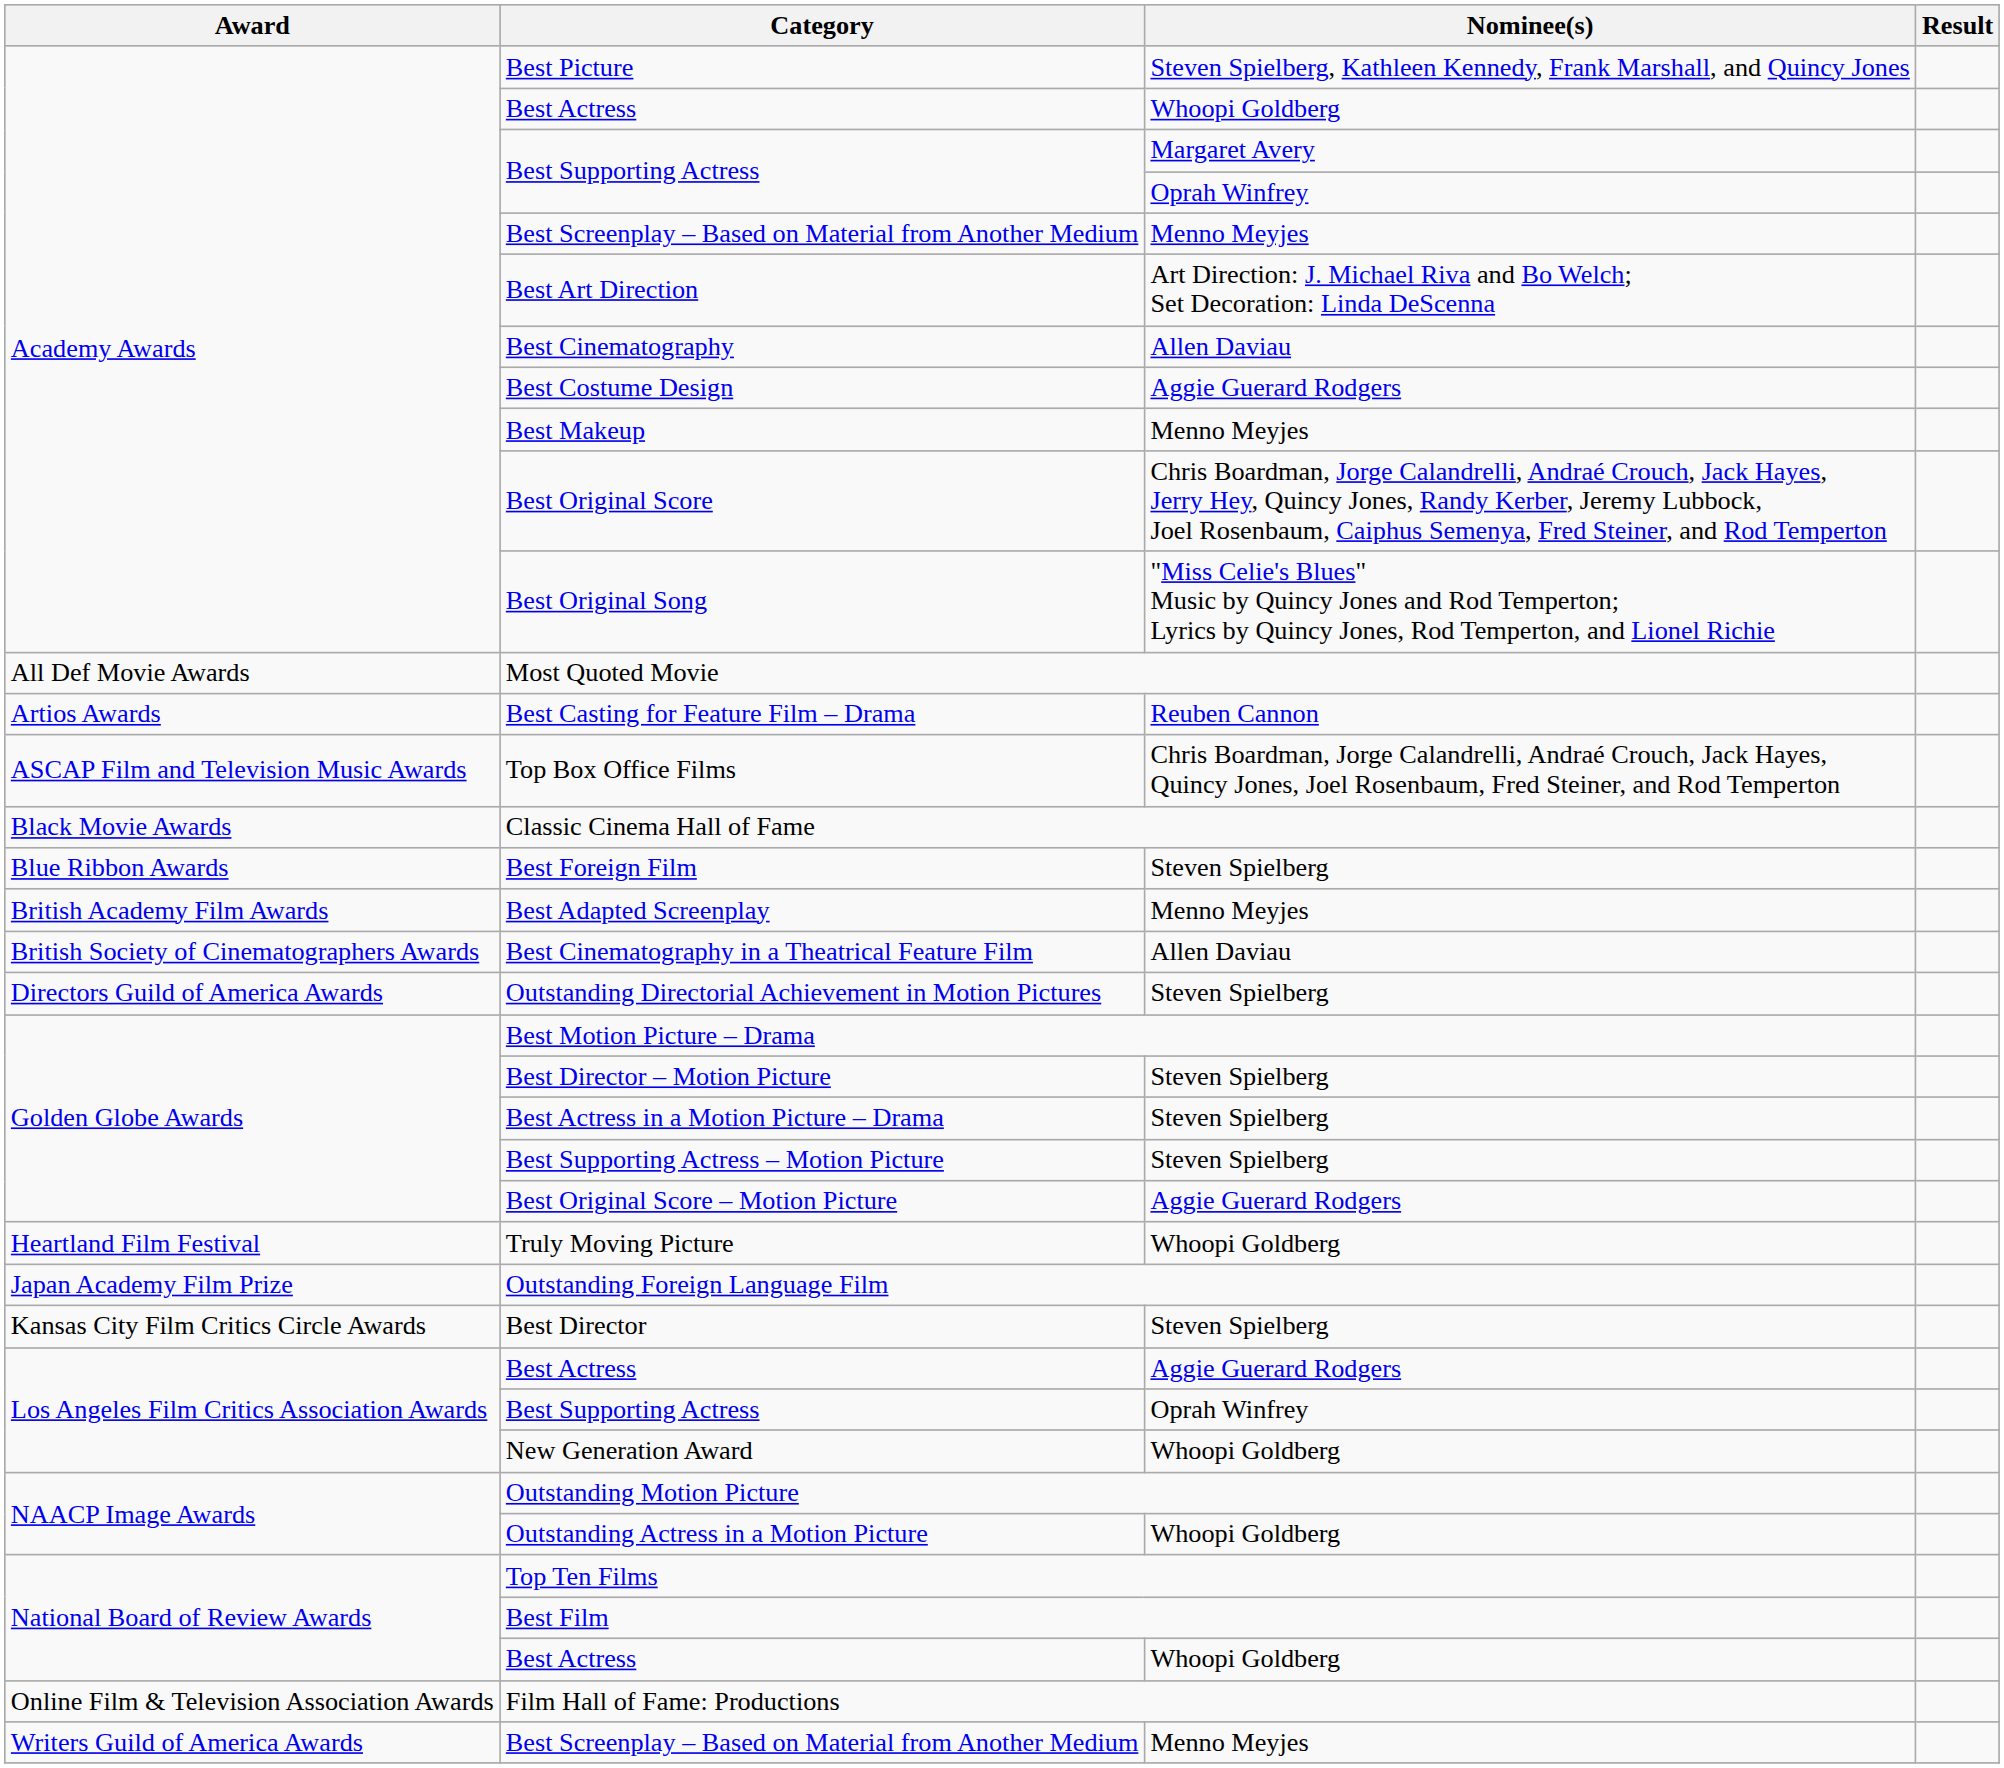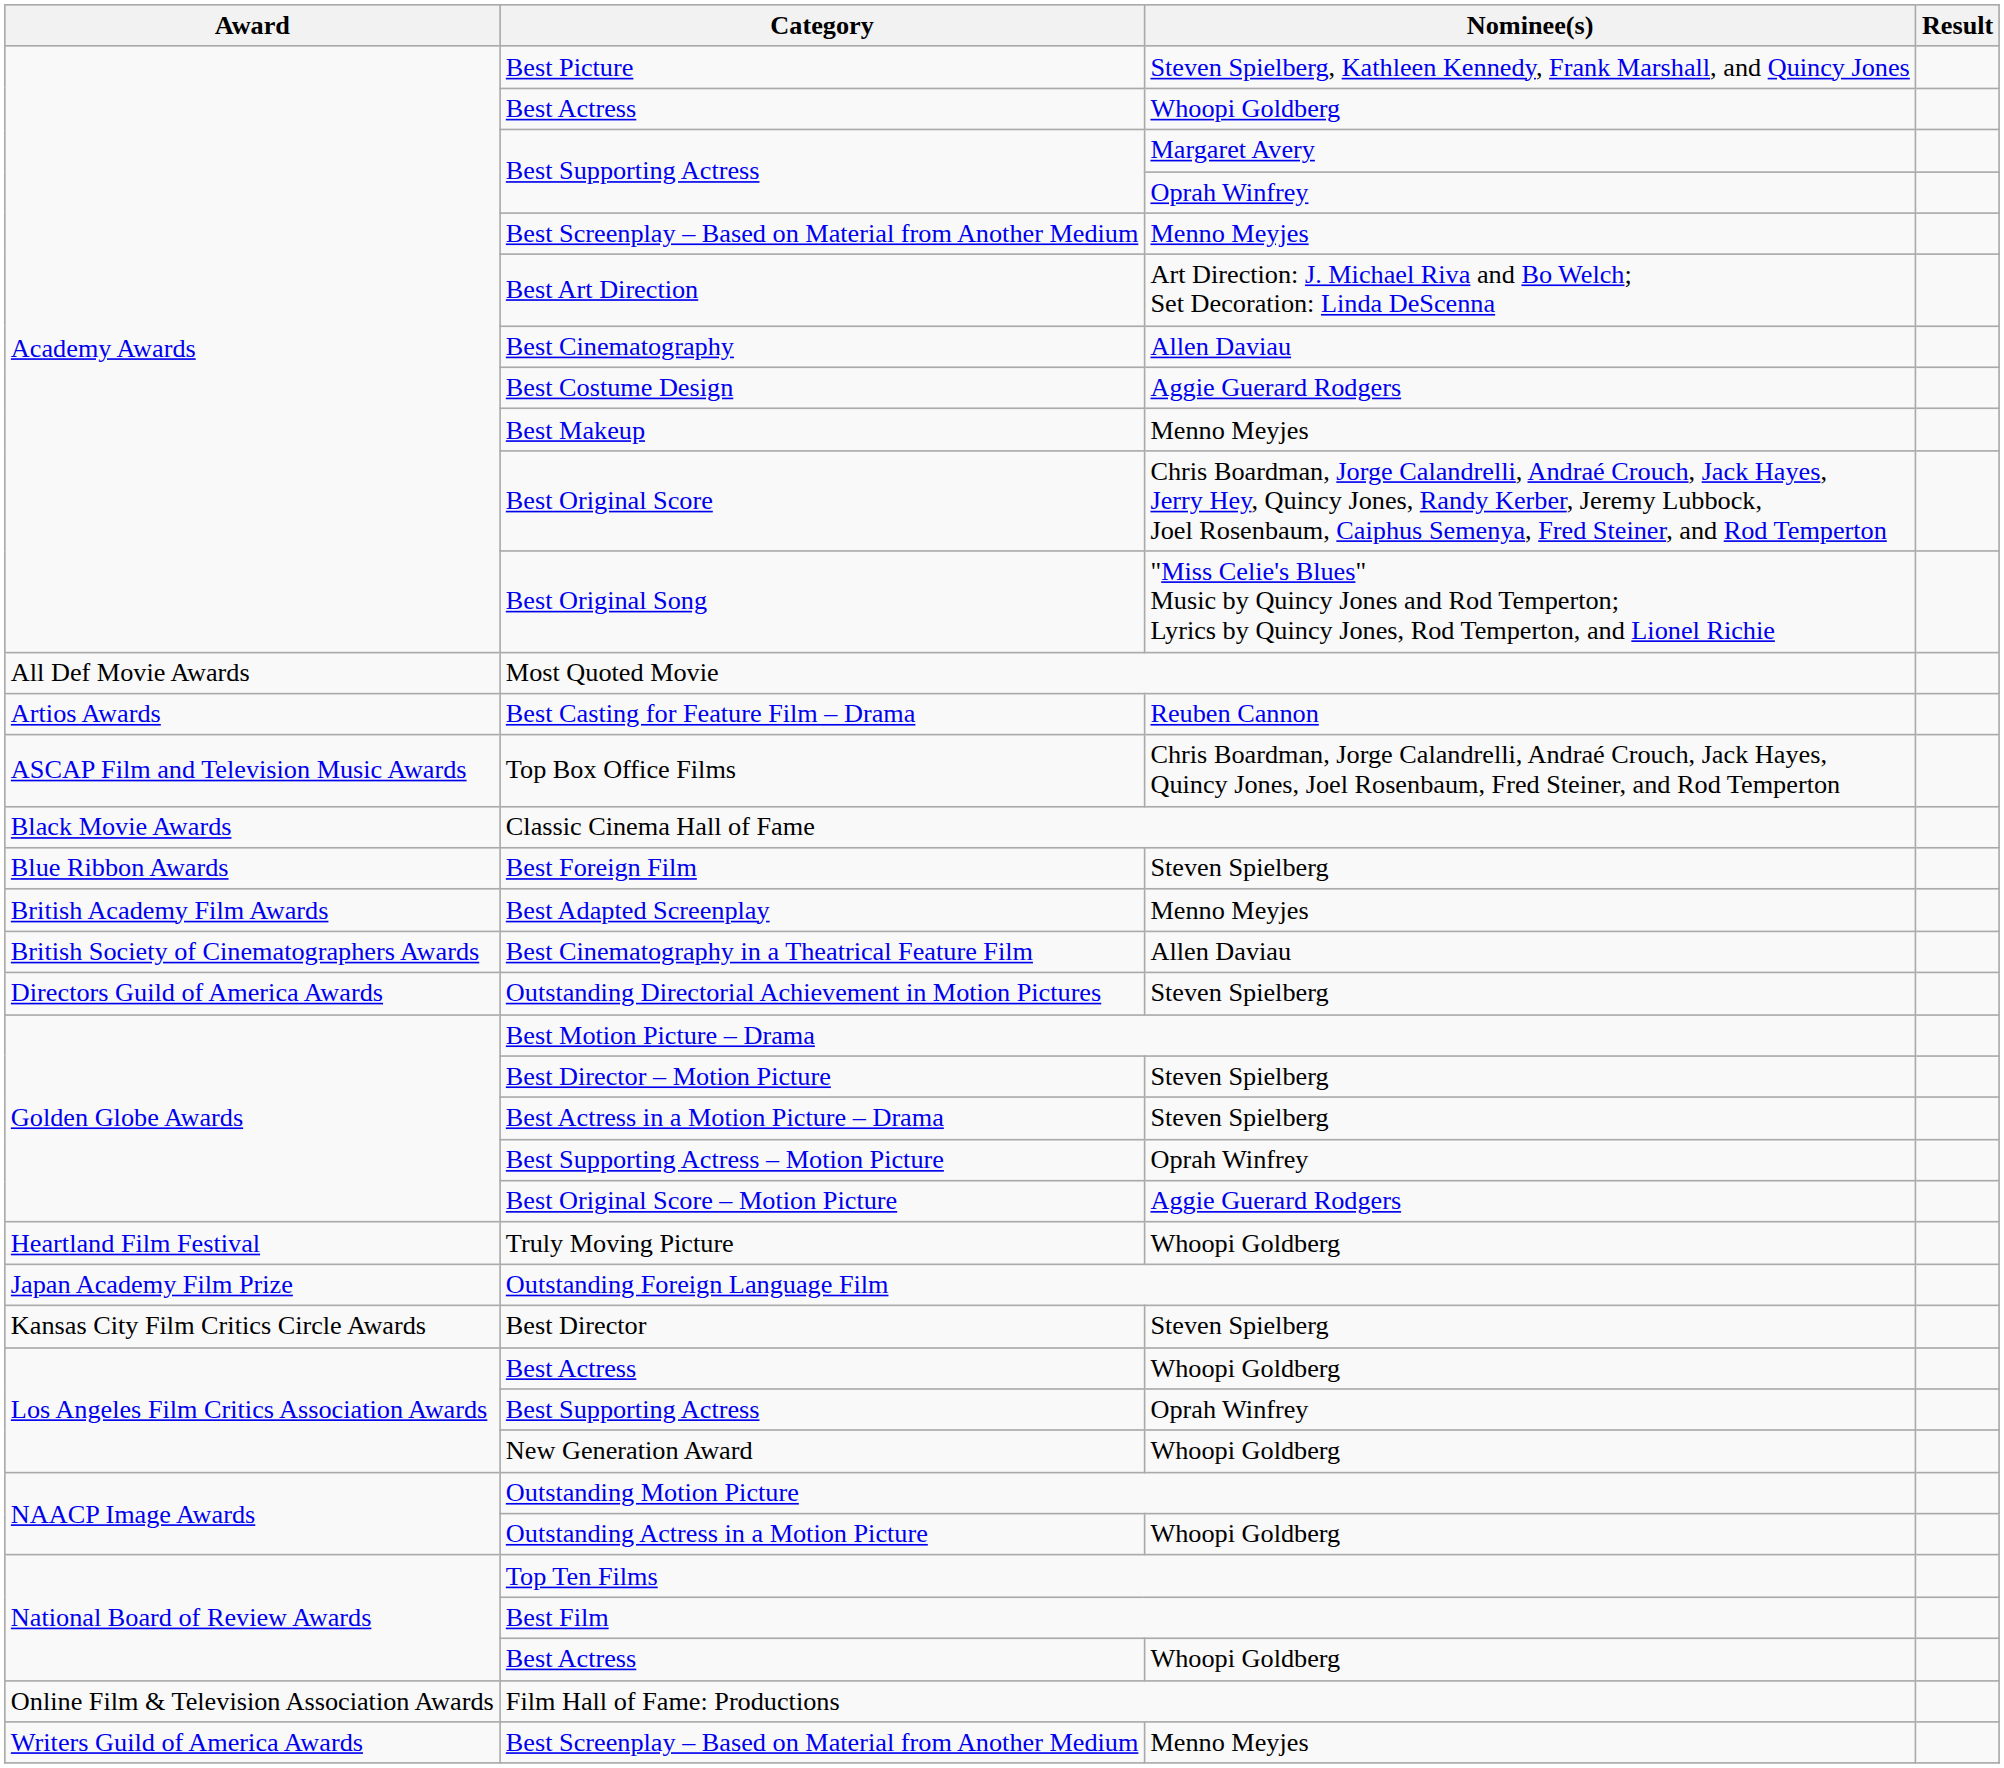(1239, 1159) Steven Spielberg -> (1229, 1159) Oprah Winfrey
(1276, 1367) Aggie Guerard Rodgers -> (1245, 1367) Whoopi Goldberg
